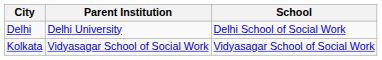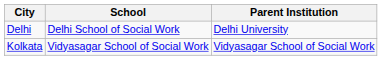columns swapped: (294, 13) <-> (128, 13)
